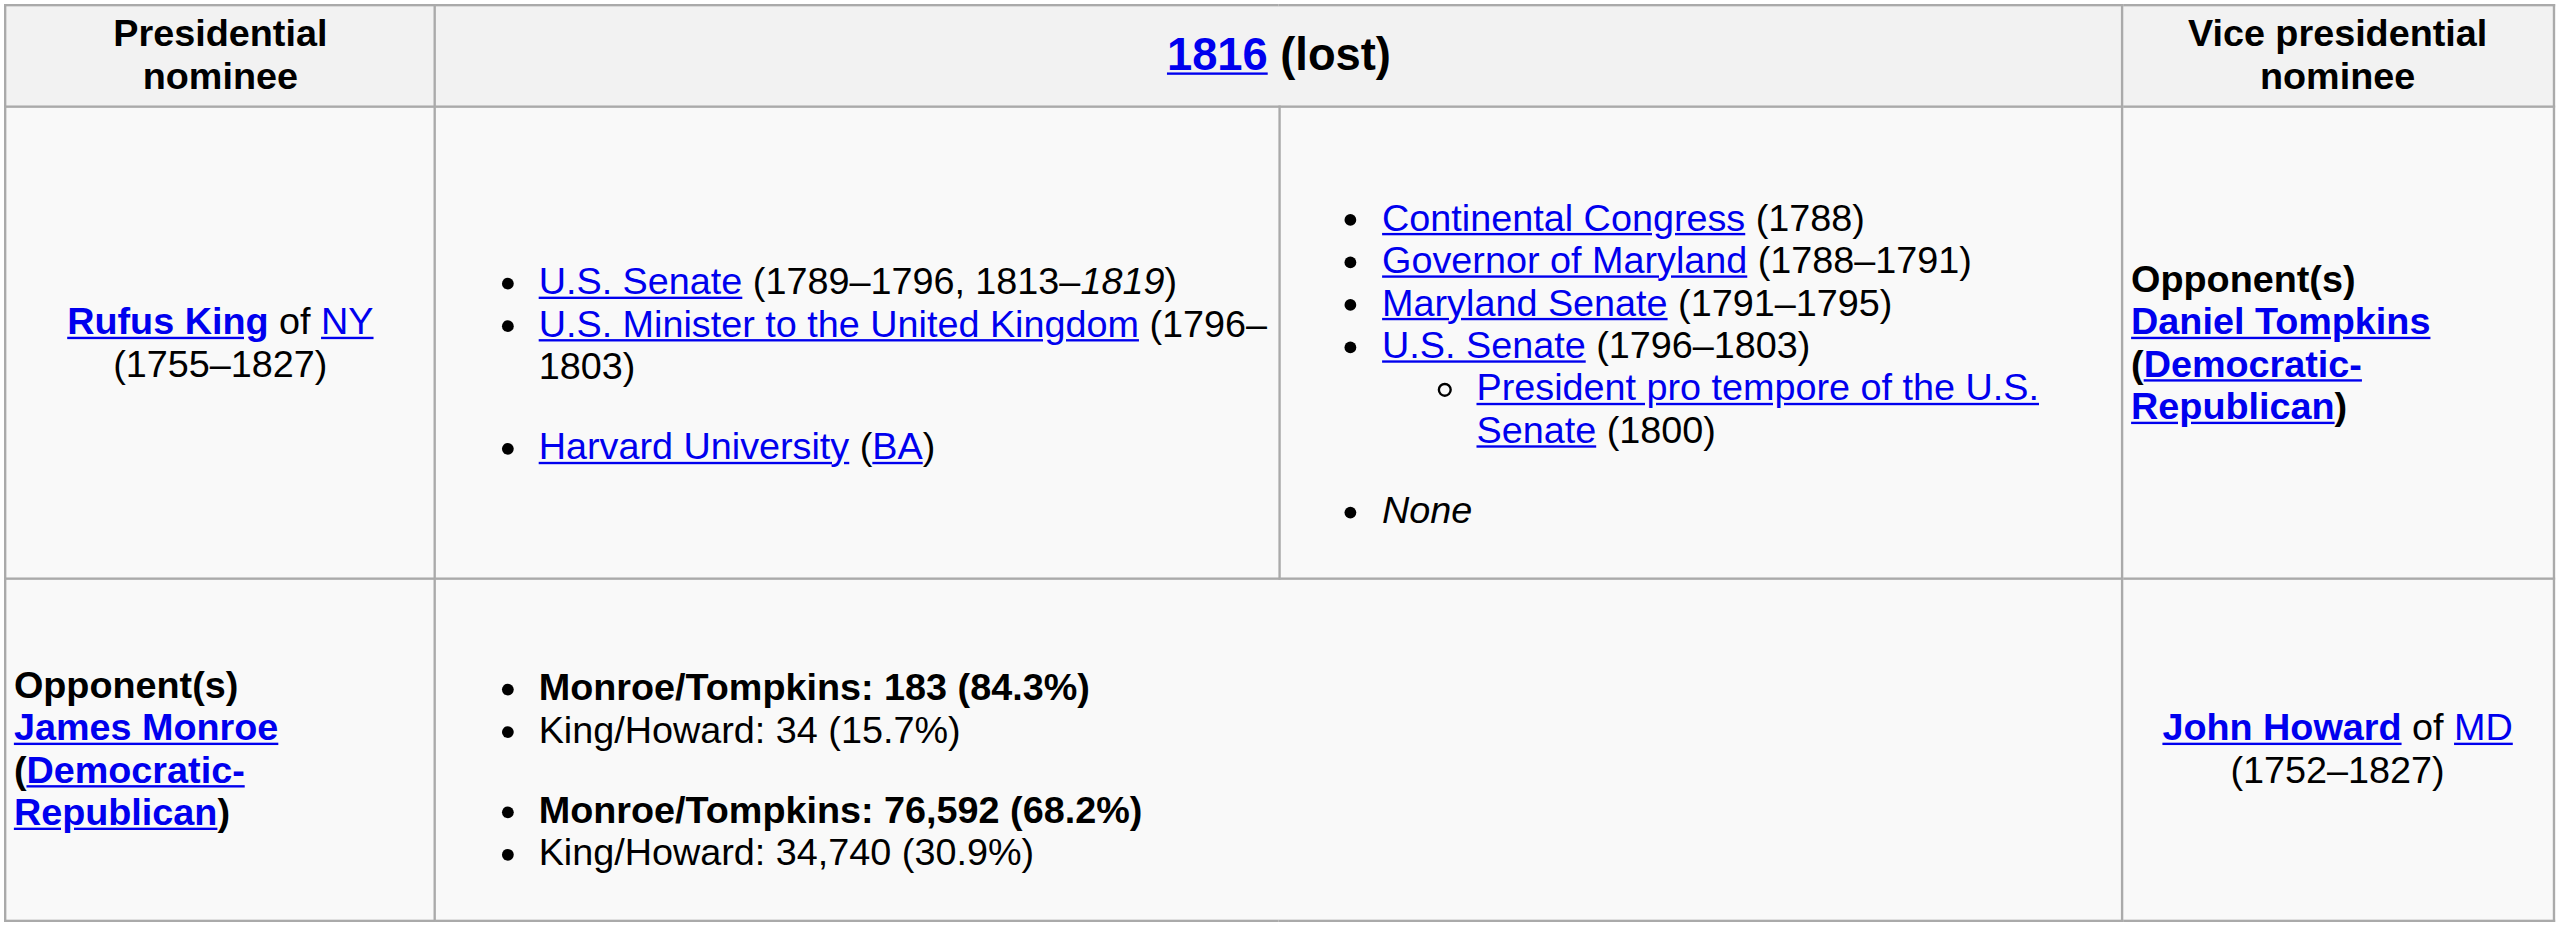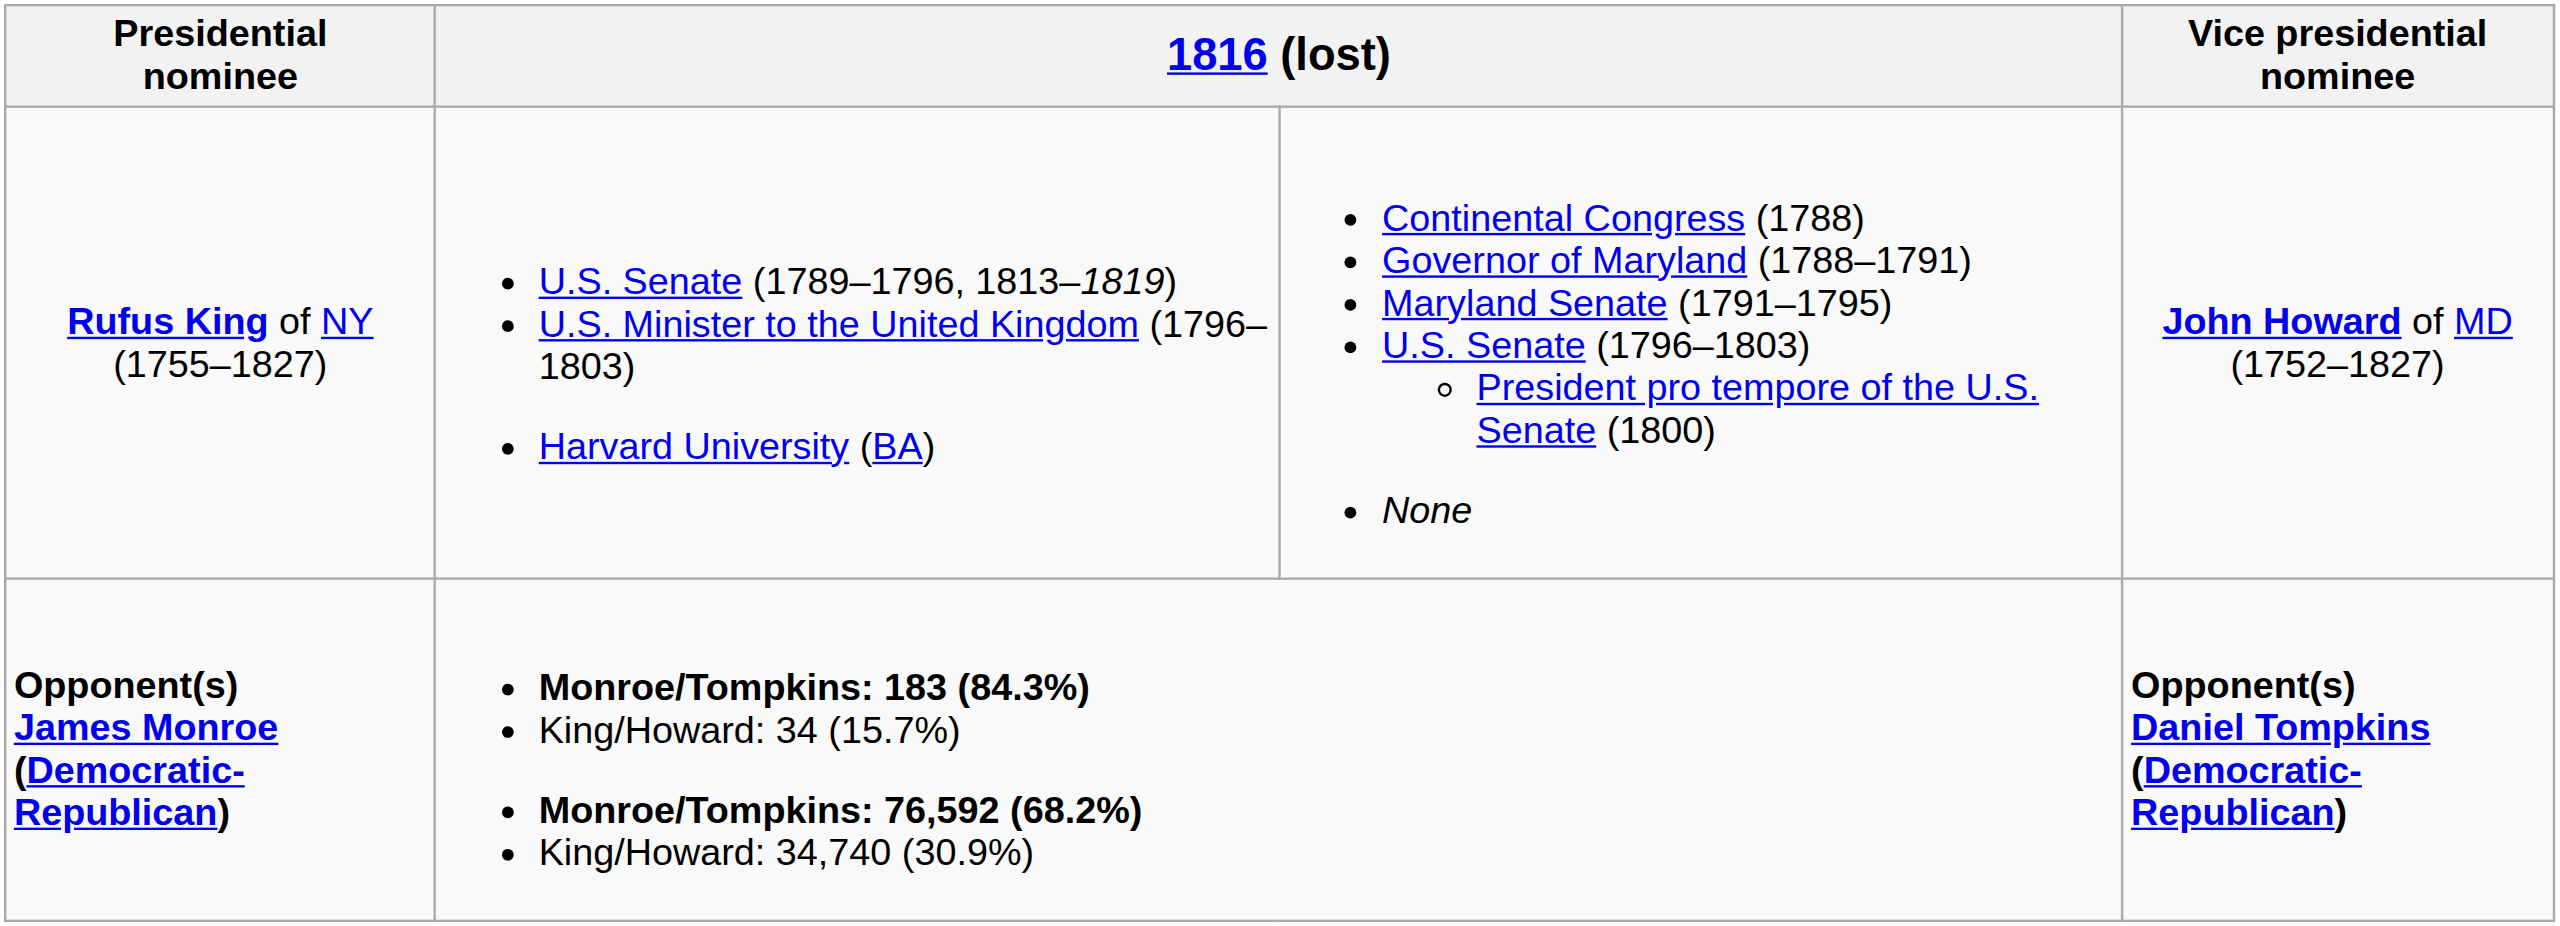(2281, 342) Opponent(s) Daniel Tompkins (Democratic-Republican) -> (2338, 342) John Howard of MD (1752–1827)
(2338, 748) John Howard of MD (1752–1827) -> (2281, 748) Opponent(s) Daniel Tompkins (Democratic-Republican)
